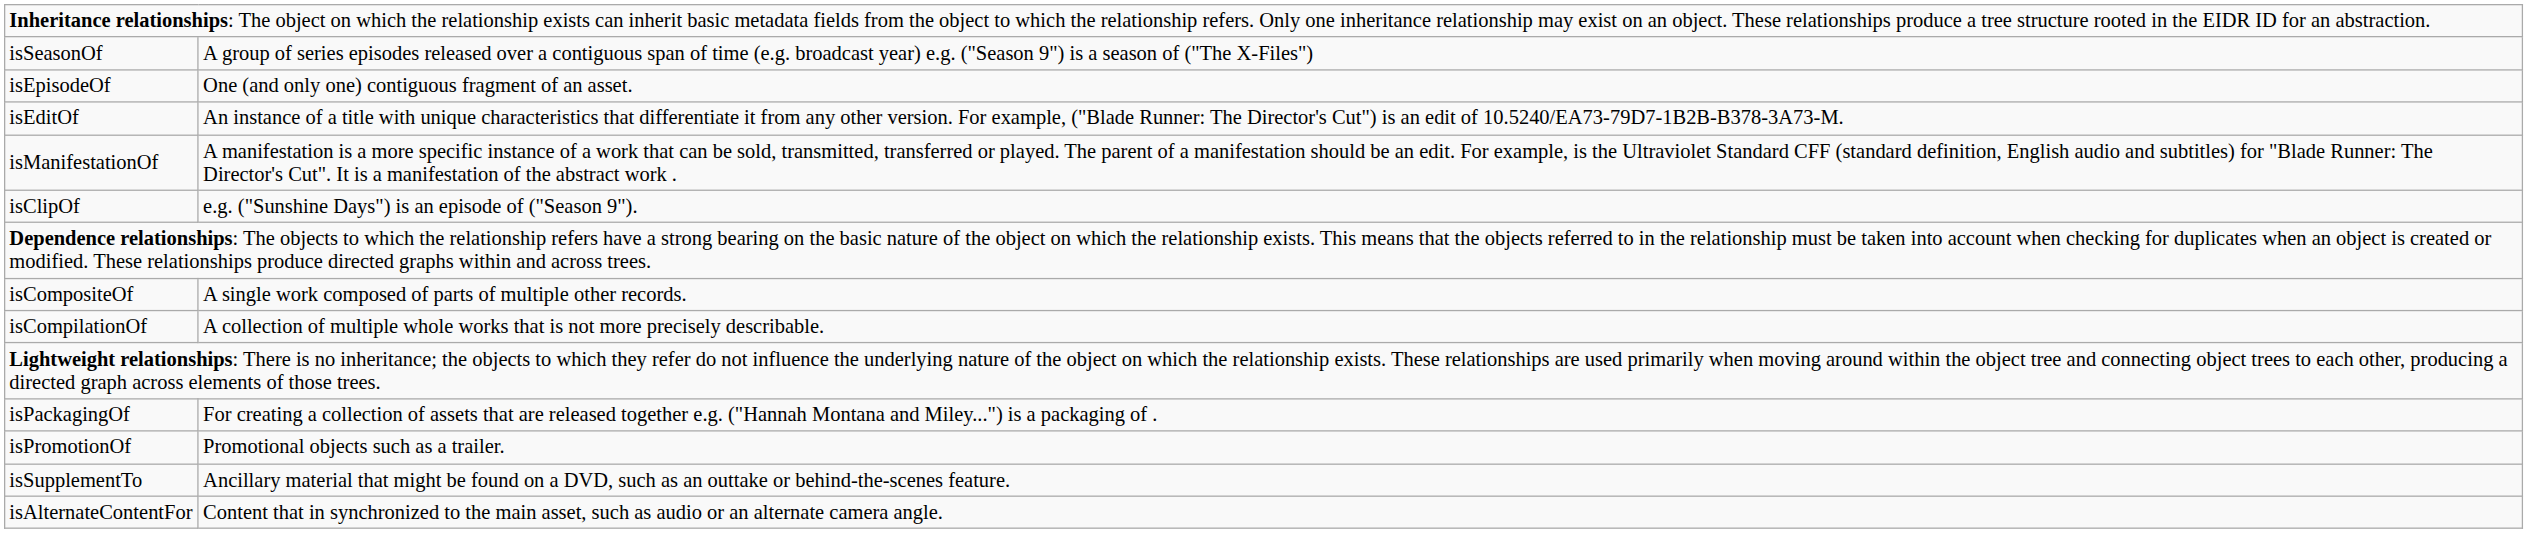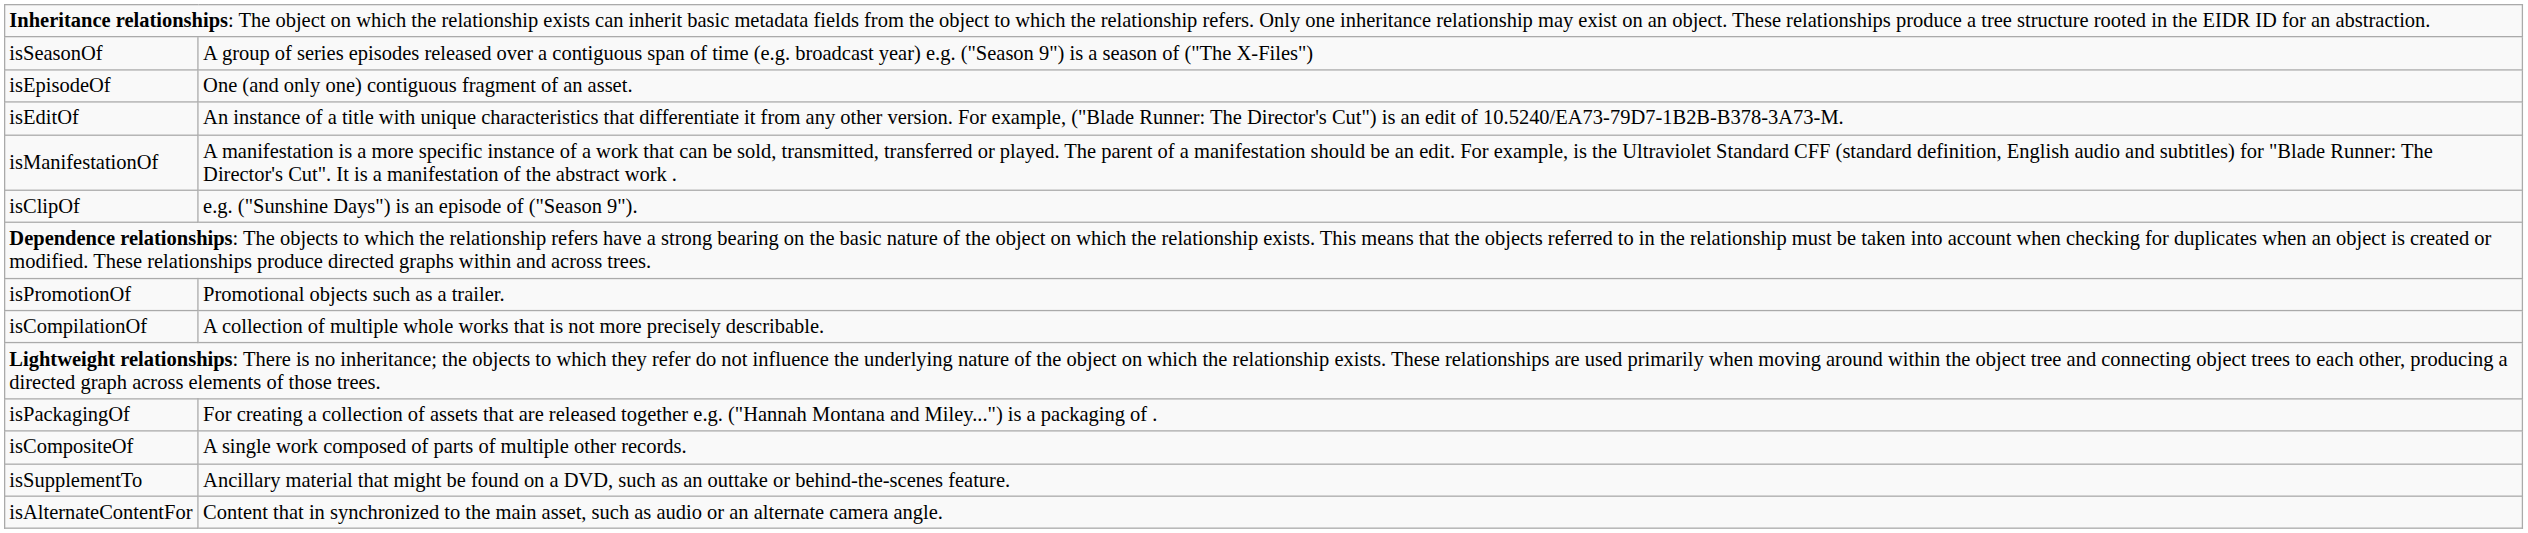rows swapped: (71, 294) <-> (70, 447)
